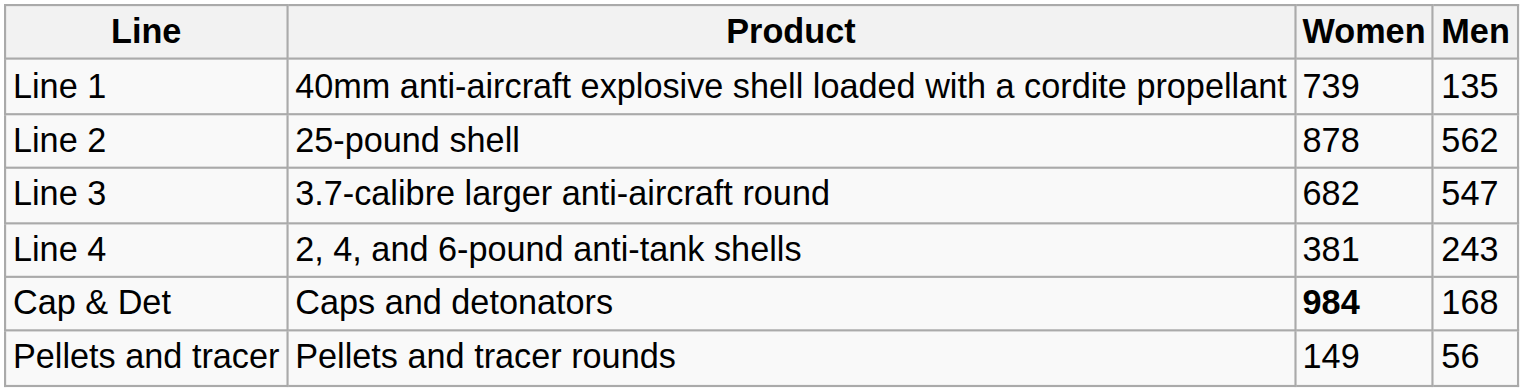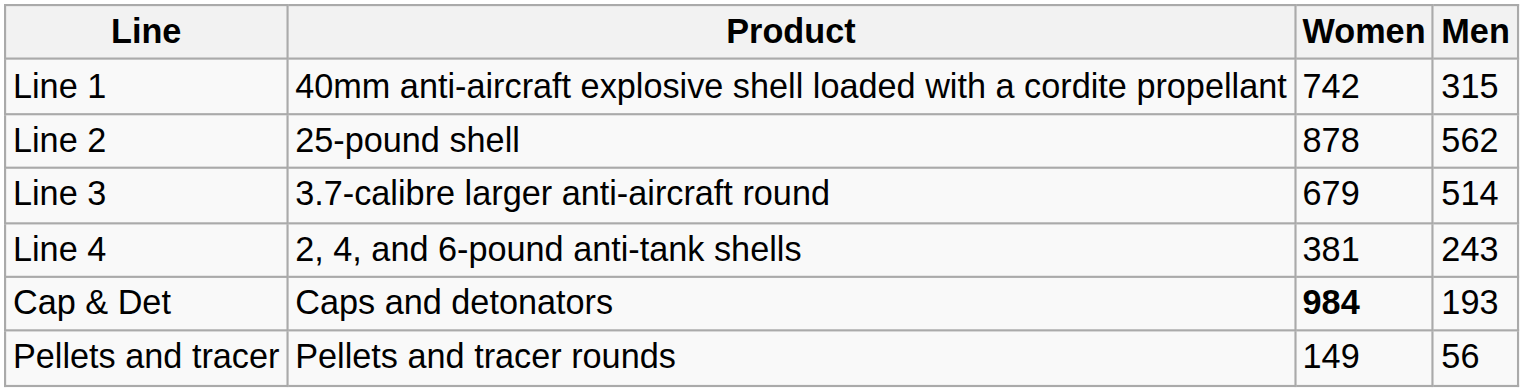(1331, 85) 739 -> (1331, 85) 742
(1470, 85) 135 -> (1470, 85) 315
(1331, 194) 682 -> (1331, 194) 679
(1470, 194) 547 -> (1470, 194) 514
(1470, 303) 168 -> (1470, 303) 193
